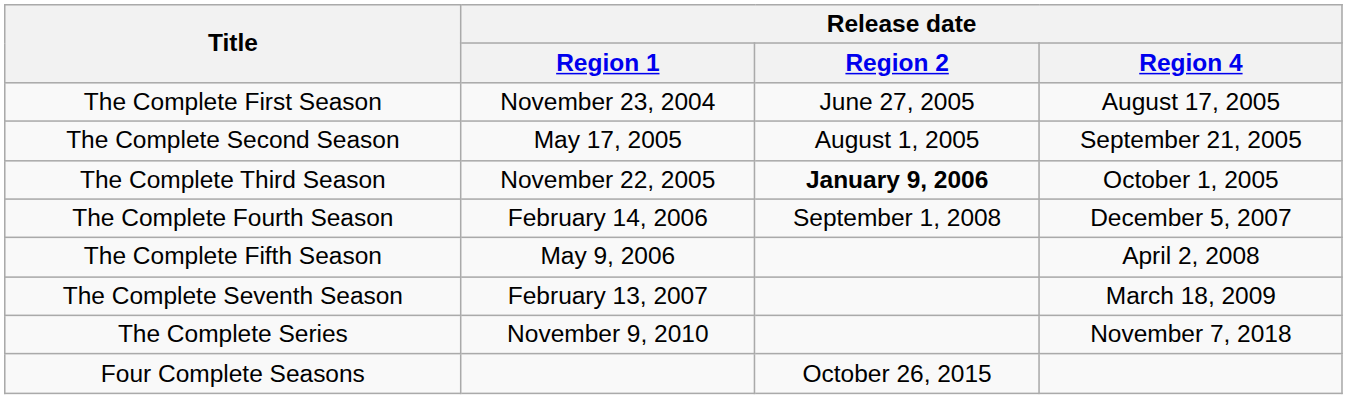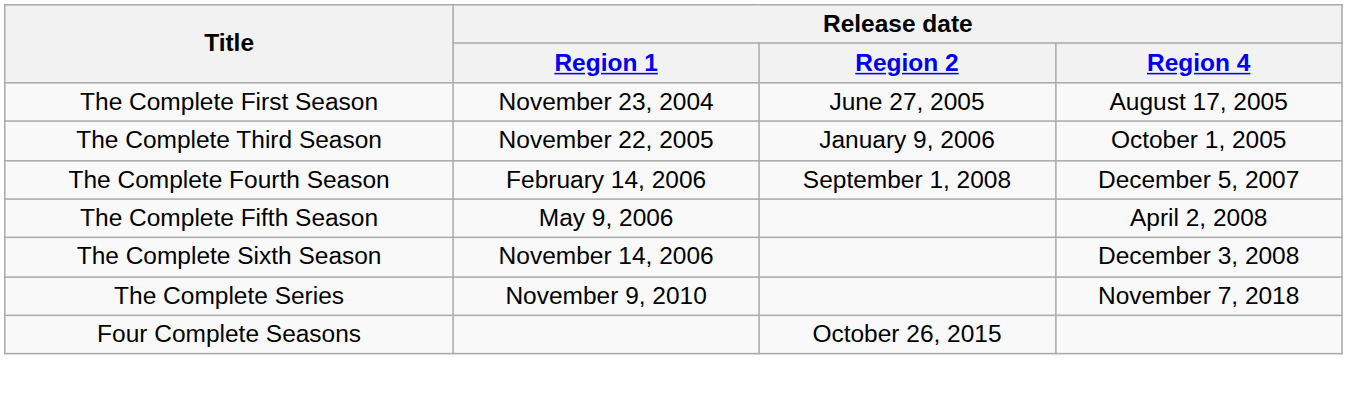- row: (233, 140)
(897, 179) bold -> (907, 140) normal
+ row: (229, 256)
- row: (233, 295)
